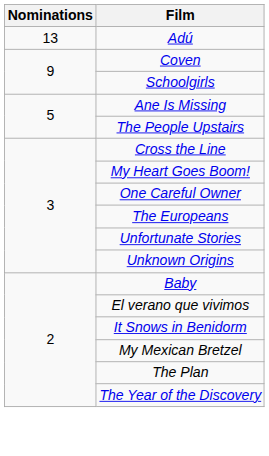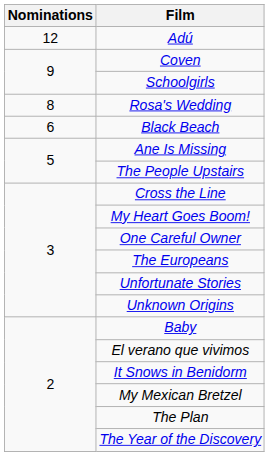(50, 37) 13 -> (50, 37) 12
+ row: (180, 104)
+ row: (180, 127)
